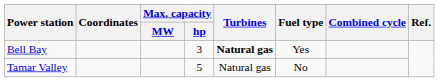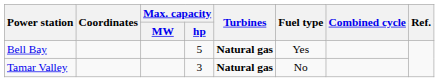(199, 49) 3 -> (199, 49) 5
(199, 67) 5 -> (199, 67) 3
(245, 67) normal -> (245, 67) bold
